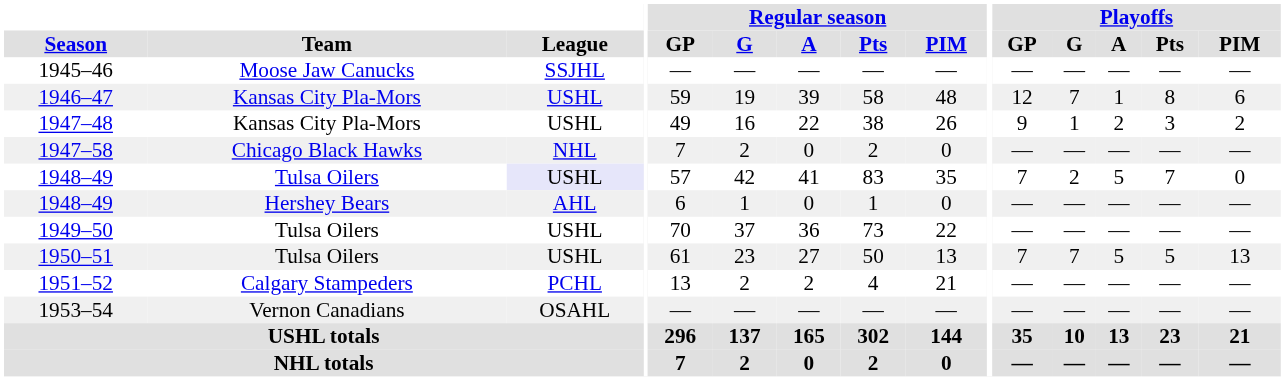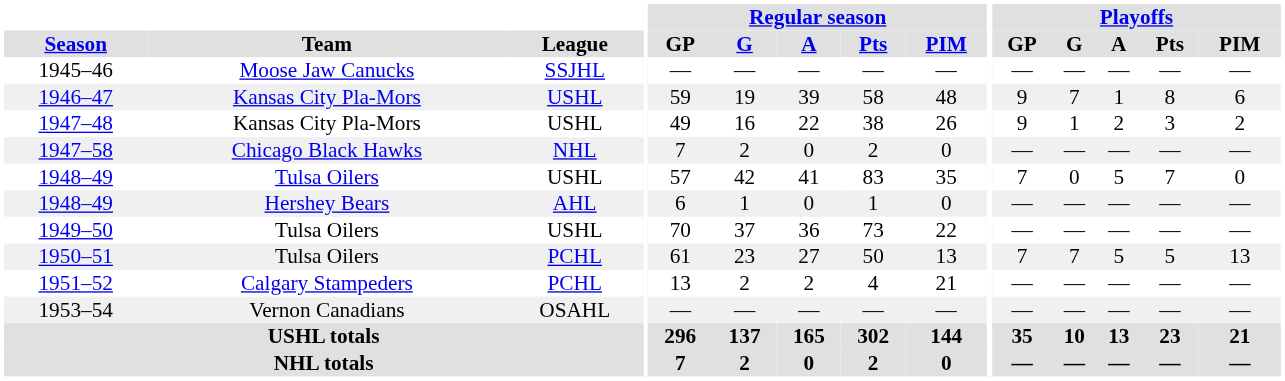(1022, 96) 12 -> (1022, 96) 9
(575, 176) lavender background -> (575, 176) no background
(1074, 176) 2 -> (1074, 176) 0
(575, 256) USHL -> (575, 256) PCHL
